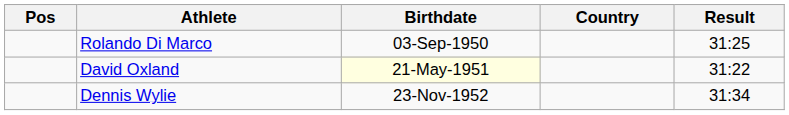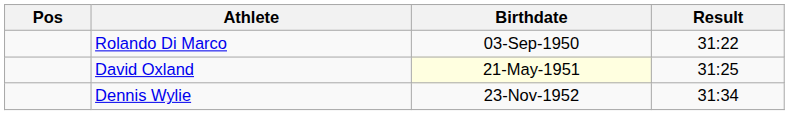- column: (607, 17)
(730, 43) 31:25 -> (718, 43) 31:22
(730, 69) 31:22 -> (718, 69) 31:25
